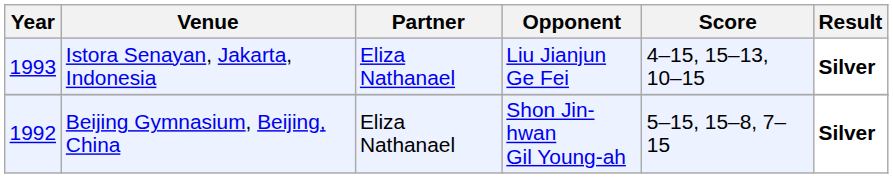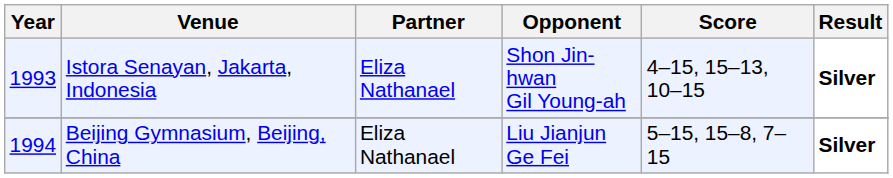(556, 66) Liu Jianjun Ge Fei -> (566, 78) Shon Jin-hwan Gil Young-ah
(33, 134) 1992 -> (33, 146) 1994
(566, 134) Shon Jin-hwan Gil Young-ah -> (556, 146) Liu Jianjun Ge Fei
